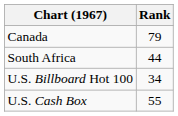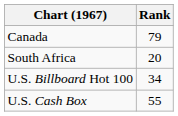(155, 57) 44 -> (155, 57) 20
